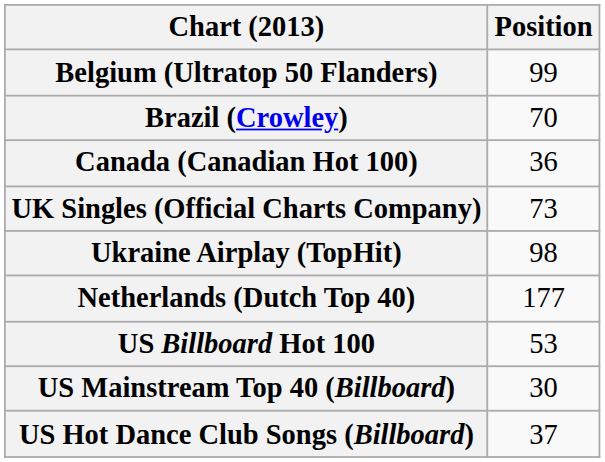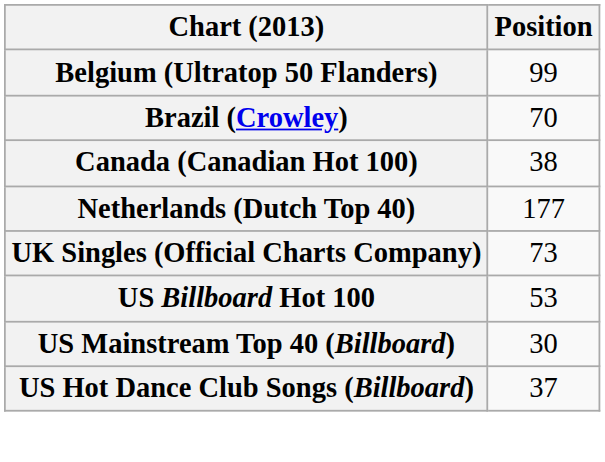(544, 162) 36 -> (544, 162) 38
rows swapped: (246, 298) <-> (246, 207)
- row: (246, 252)
